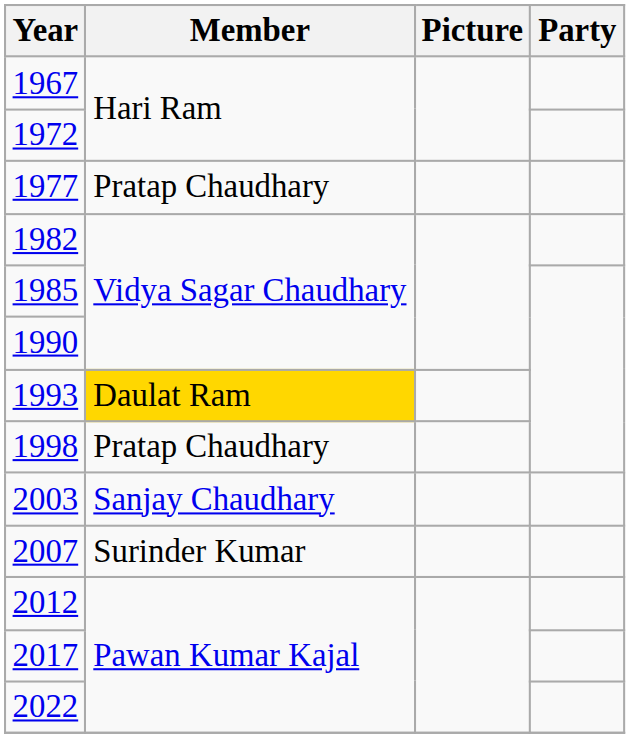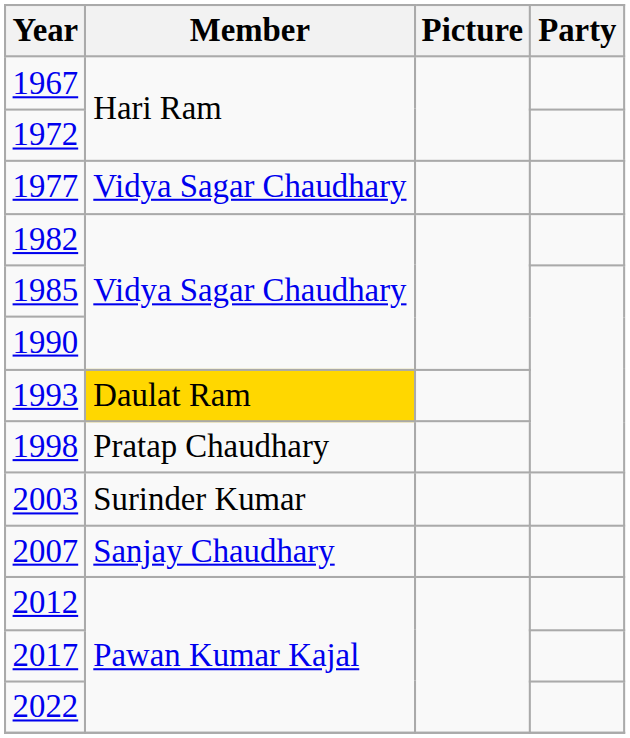(211, 186) Pratap Chaudhary -> (250, 186) Vidya Sagar Chaudhary
(214, 498) Sanjay Chaudhary -> (199, 498) Surinder Kumar
(199, 550) Surinder Kumar -> (214, 550) Sanjay Chaudhary
